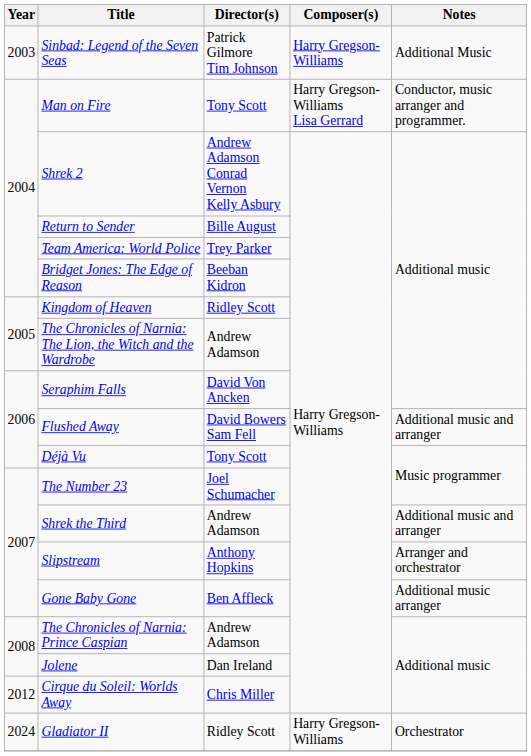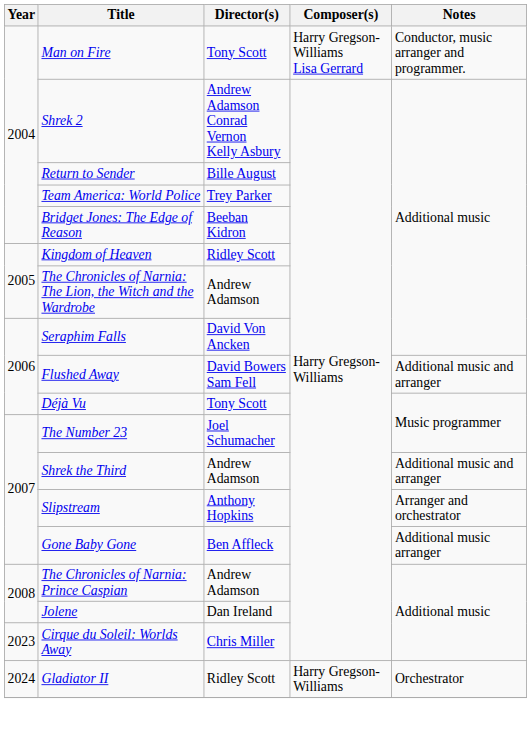- row: (120, 52)
(21, 694) 2012 -> (21, 641) 2023
